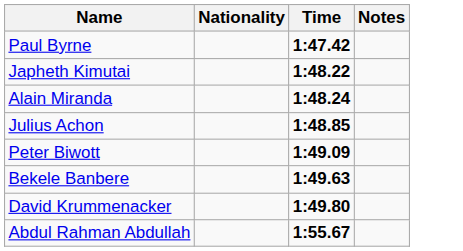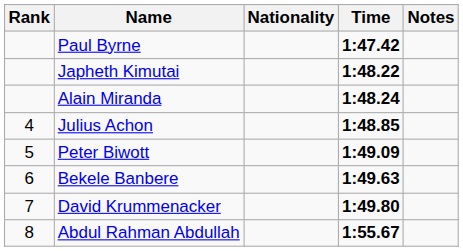+ column: (29, 17)
